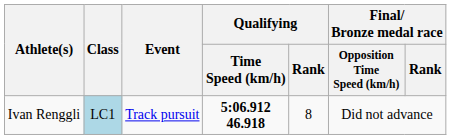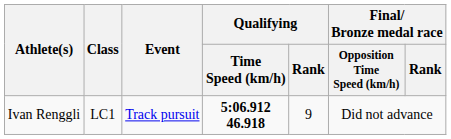(103, 115) lightblue background -> (103, 115) no background
(308, 115) 8 -> (308, 115) 9
